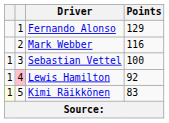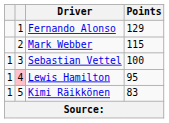(135, 45) 116 -> (135, 45) 115
(132, 77) 92 -> (132, 77) 95
(10, 94) lightyellow background -> (10, 94) no background
